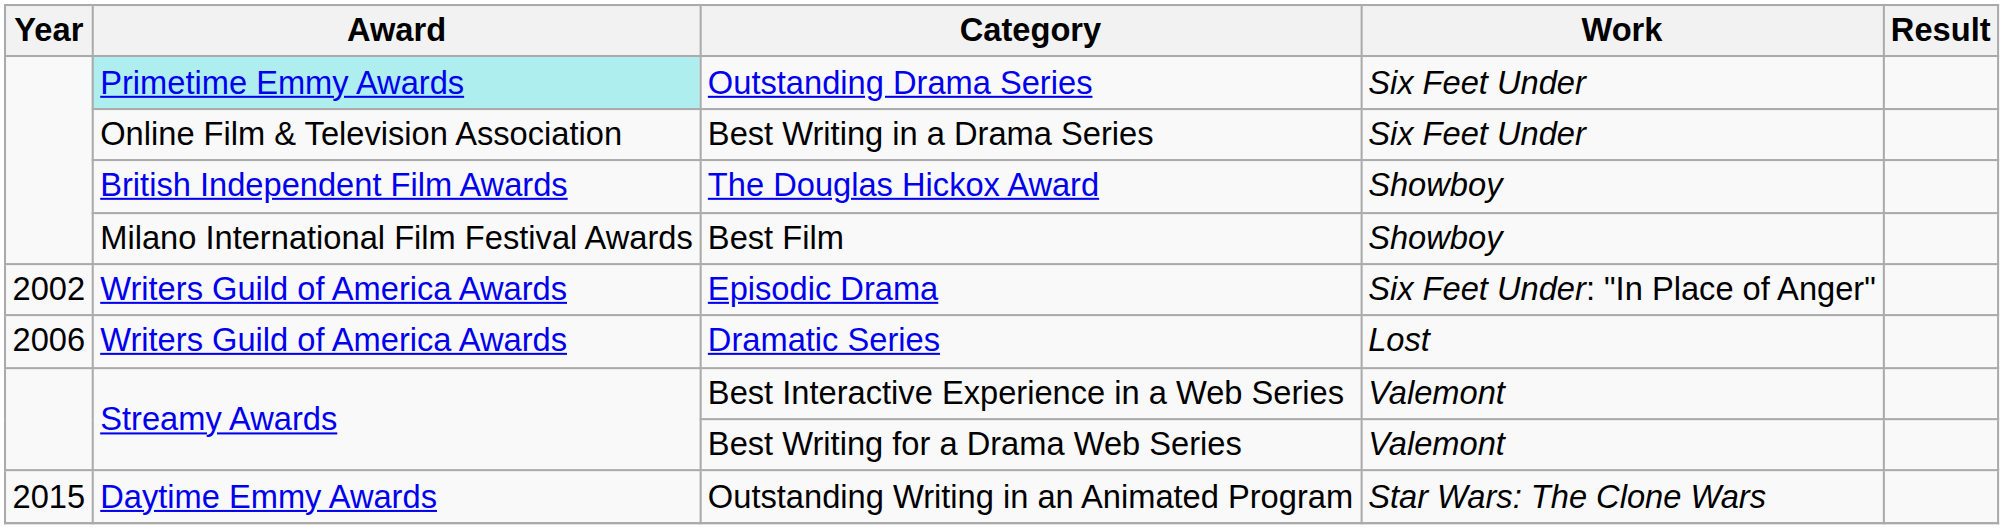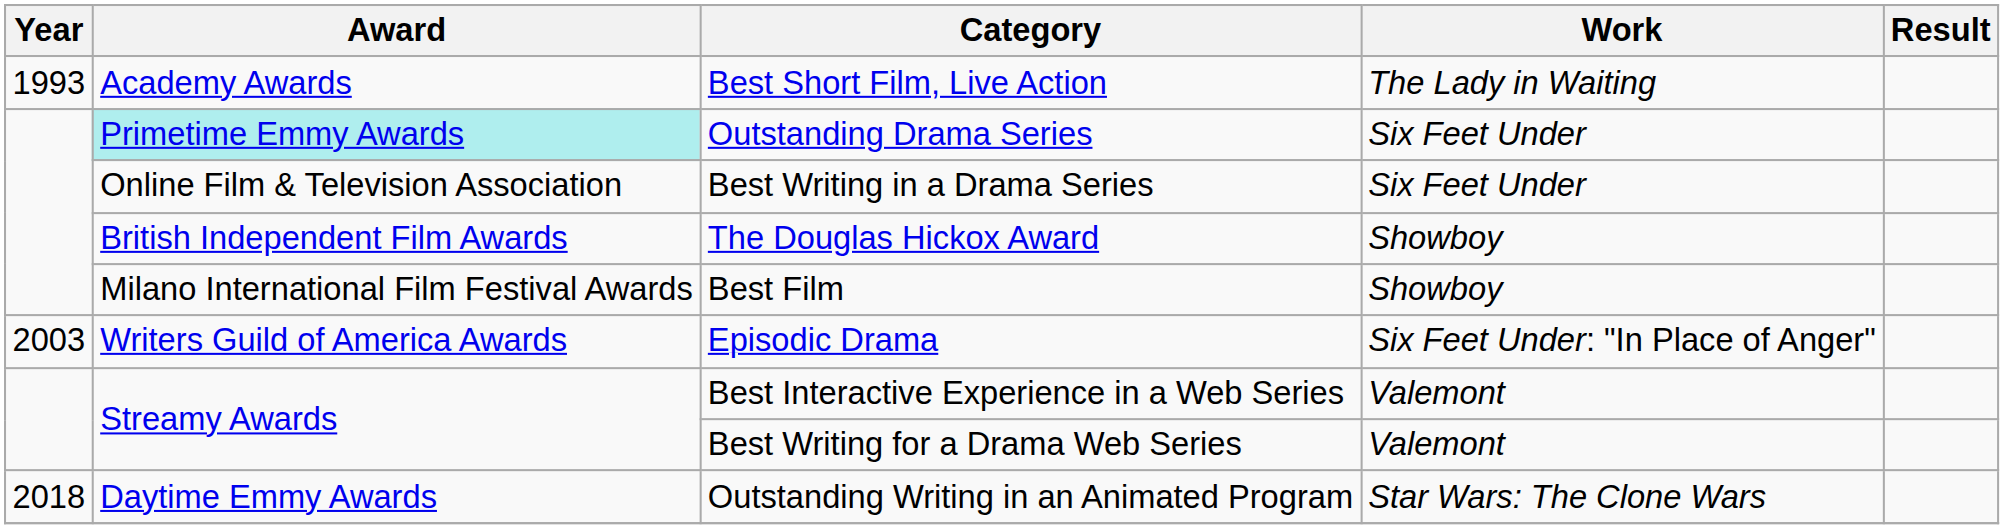+ row: (907, 82)
(49, 289) 2002 -> (49, 340) 2003
- row: (824, 340)
(49, 496) 2015 -> (49, 496) 2018
